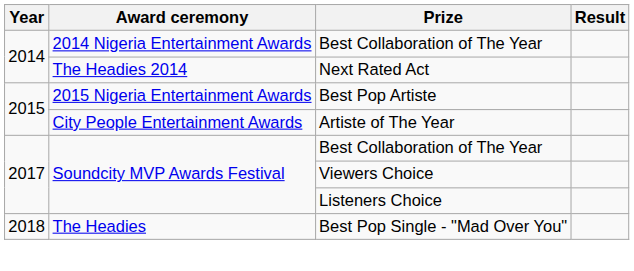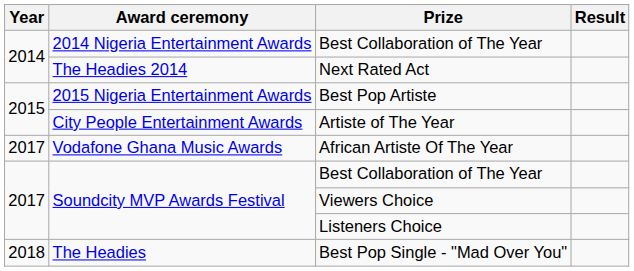+ row: (167, 148)
